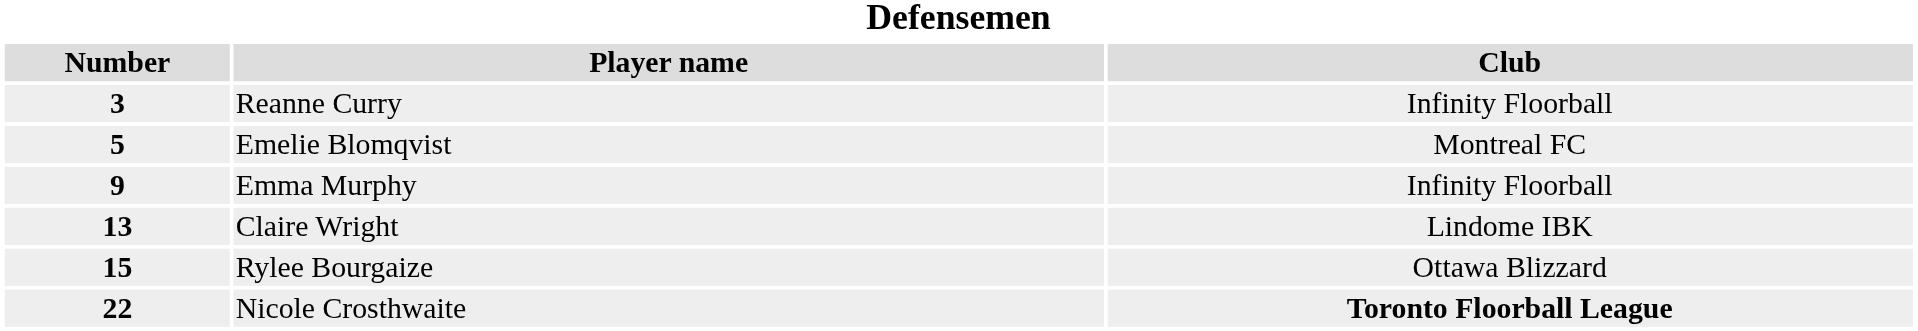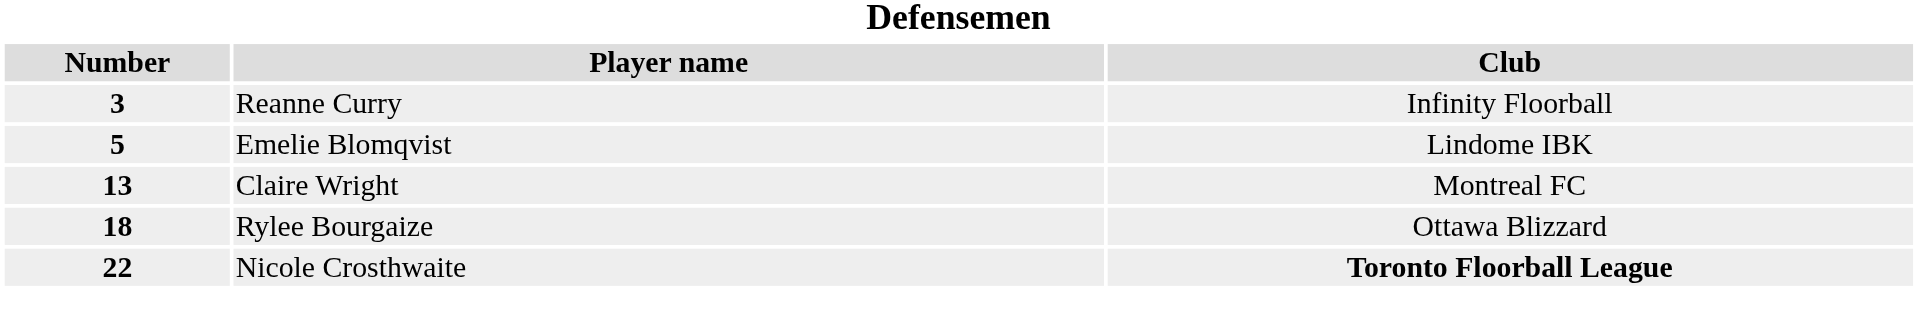(1510, 144) Montreal FC -> (1510, 144) Lindome IBK
- row: (326, 185)
(1510, 225) Lindome IBK -> (1510, 185) Montreal FC
(117, 266) 15 -> (117, 225) 18
